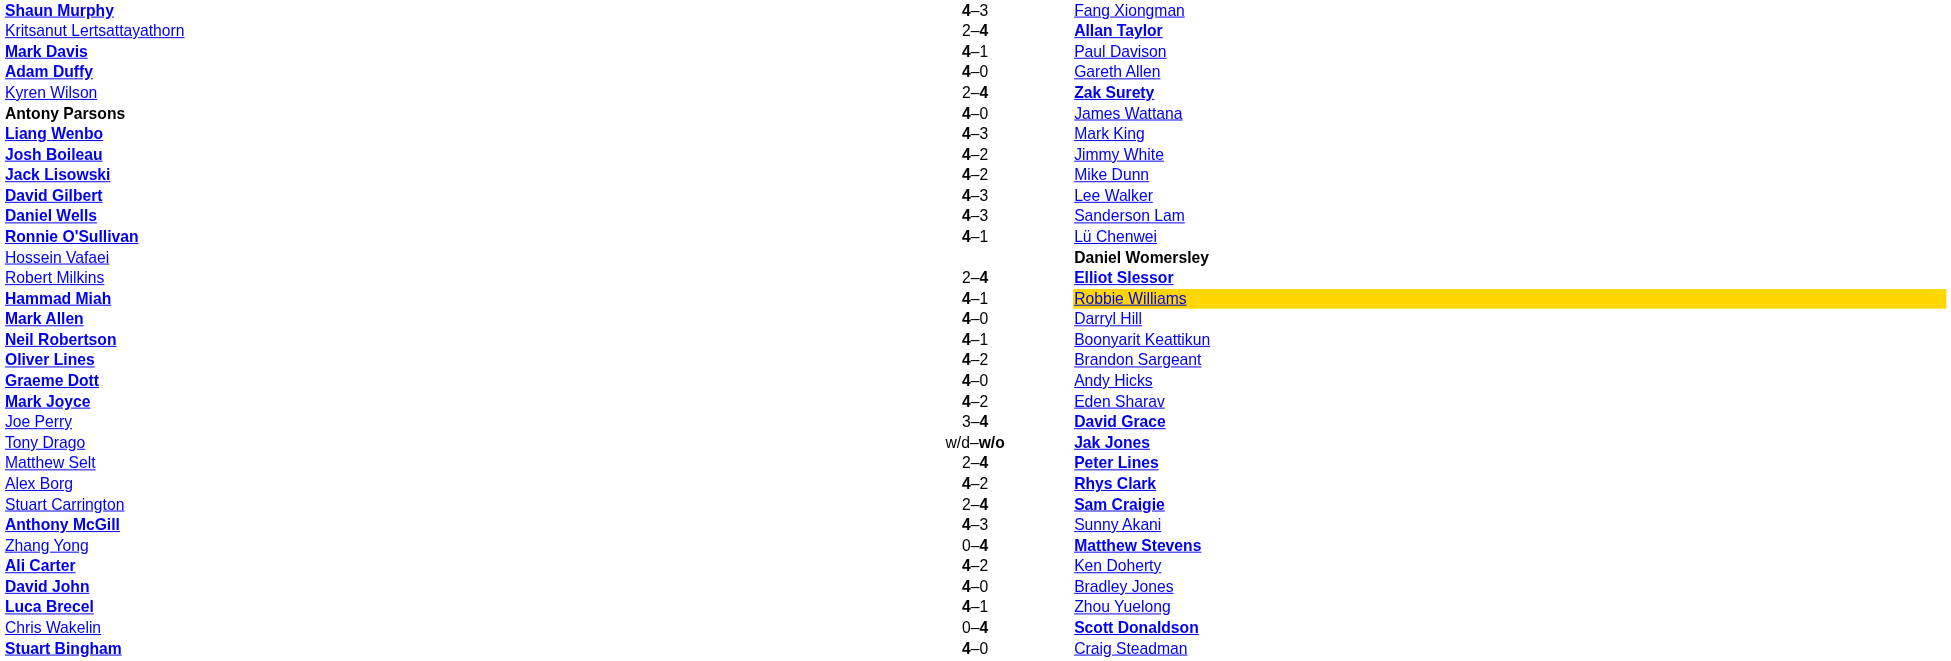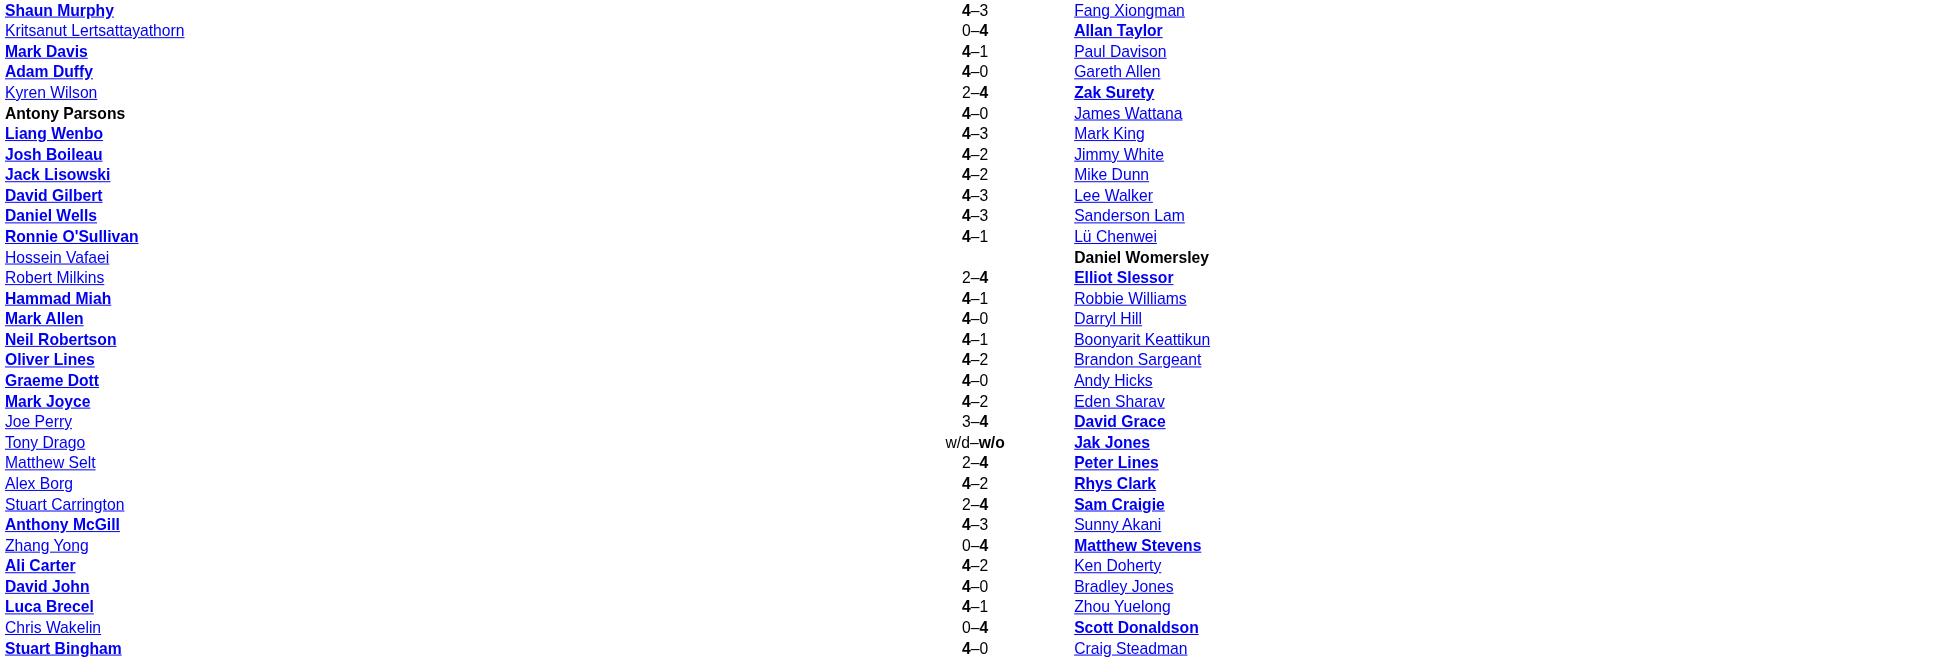(975, 31) 2–4 -> (975, 31) 0–4
(1130, 298) gold background -> (1130, 298) no background
